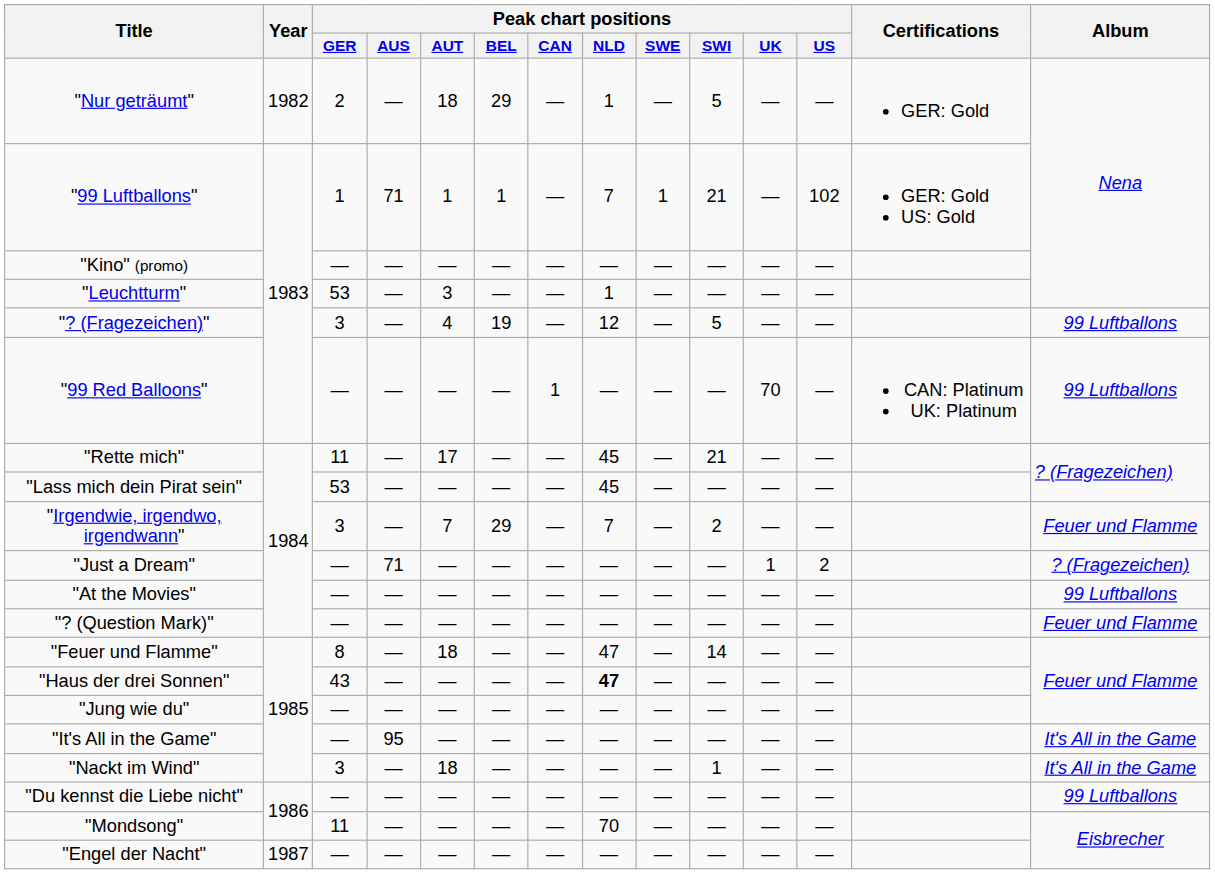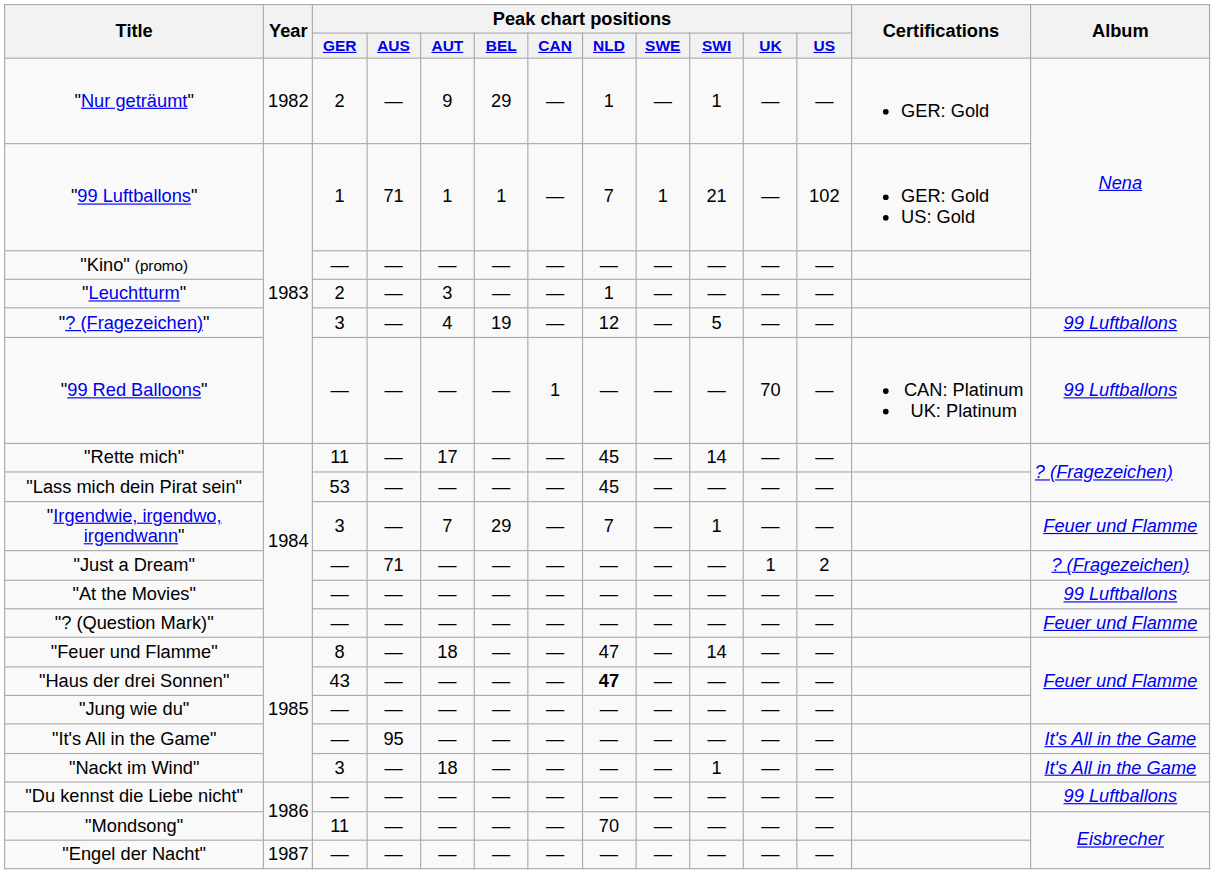(447, 100) 18 -> (447, 100) 9
(717, 100) 5 -> (717, 100) 1
(340, 293) 53 -> (340, 293) 2
(717, 457) 21 -> (717, 457) 14
(717, 526) 2 -> (717, 526) 1
